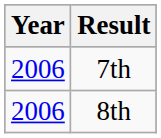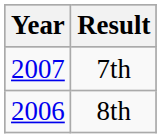(38, 68) 2006 -> (38, 68) 2007
